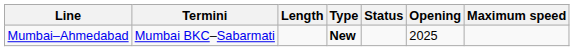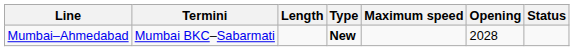columns swapped: (517, 15) <-> (384, 15)
(424, 36) 2025 -> (484, 36) 2028
